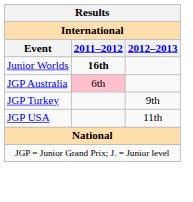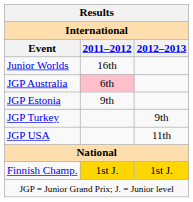(98, 65) bold -> (107, 65) normal
+ row: (34, 100)
+ row: (42, 170)
